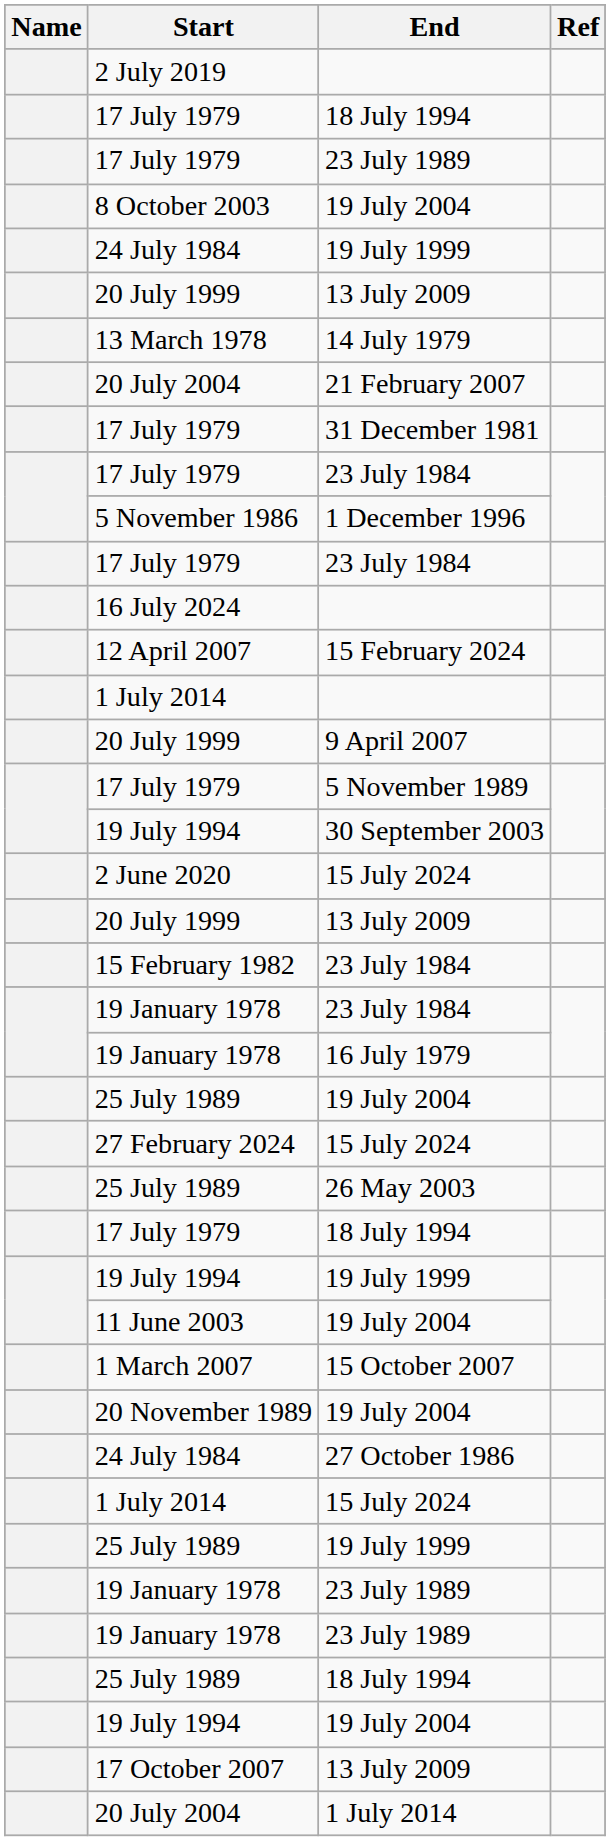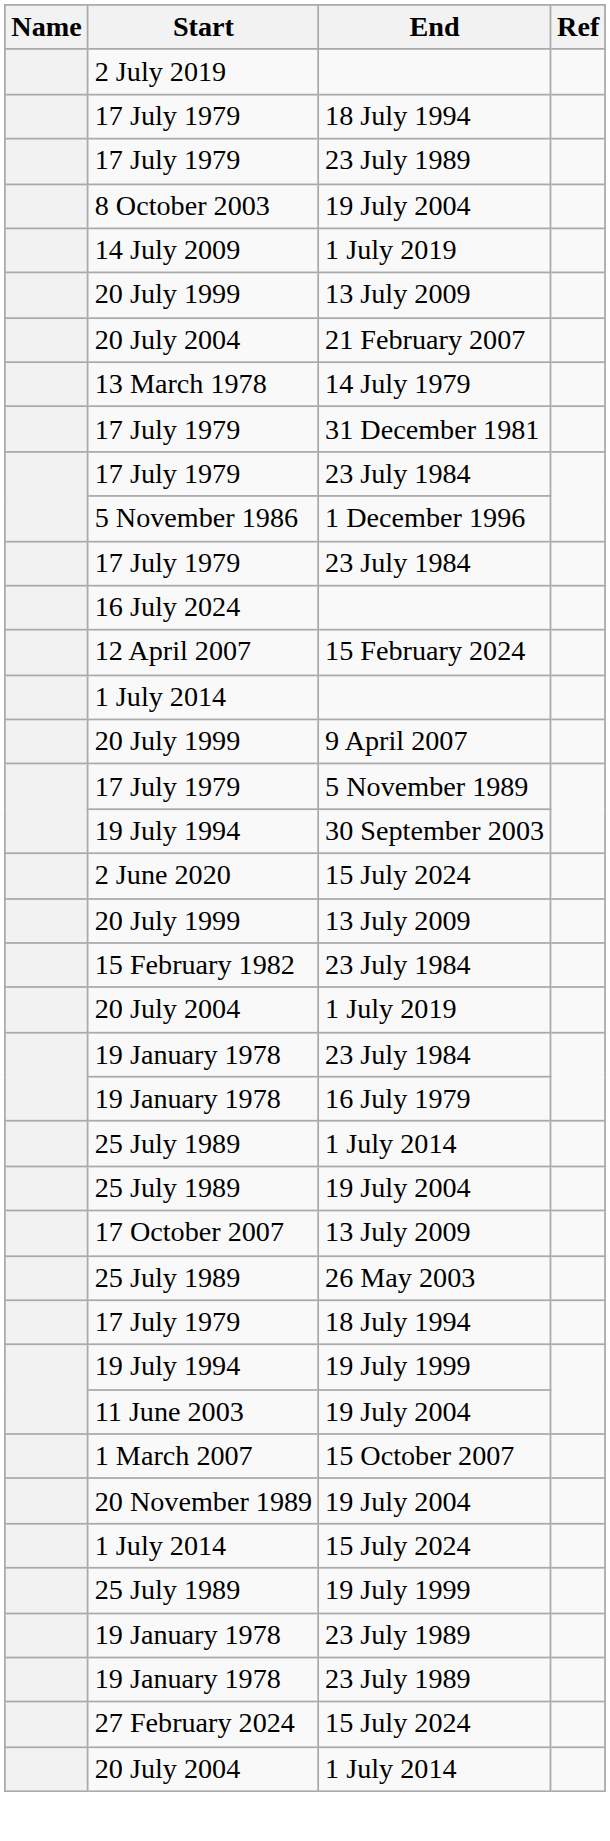+ row: (167, 250)
- row: (167, 250)
rows swapped: (167, 384) <-> (181, 339)
+ row: (167, 1009)
+ row: (167, 1143)
rows swapped: (195, 1143) <-> (189, 1768)
- row: (167, 1455)
- row: (167, 1679)
- row: (167, 1723)
